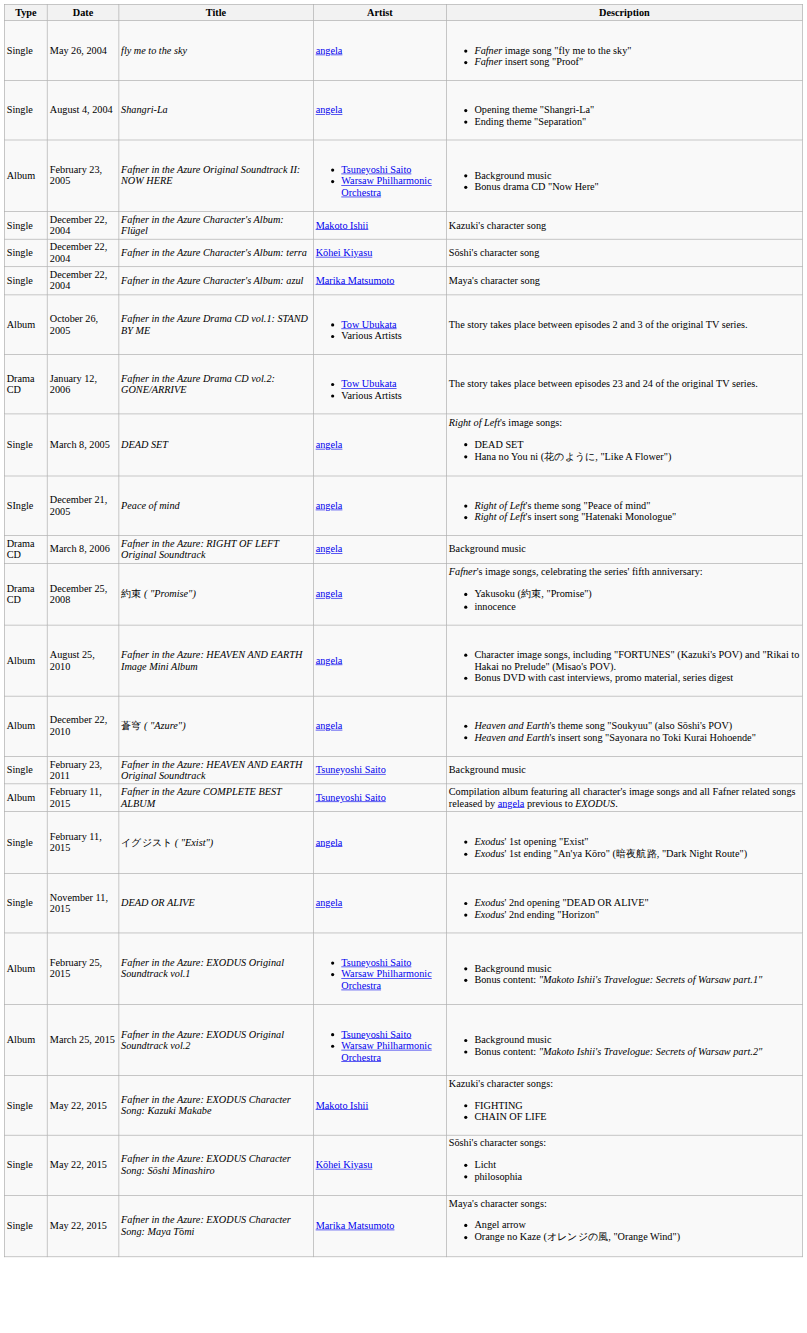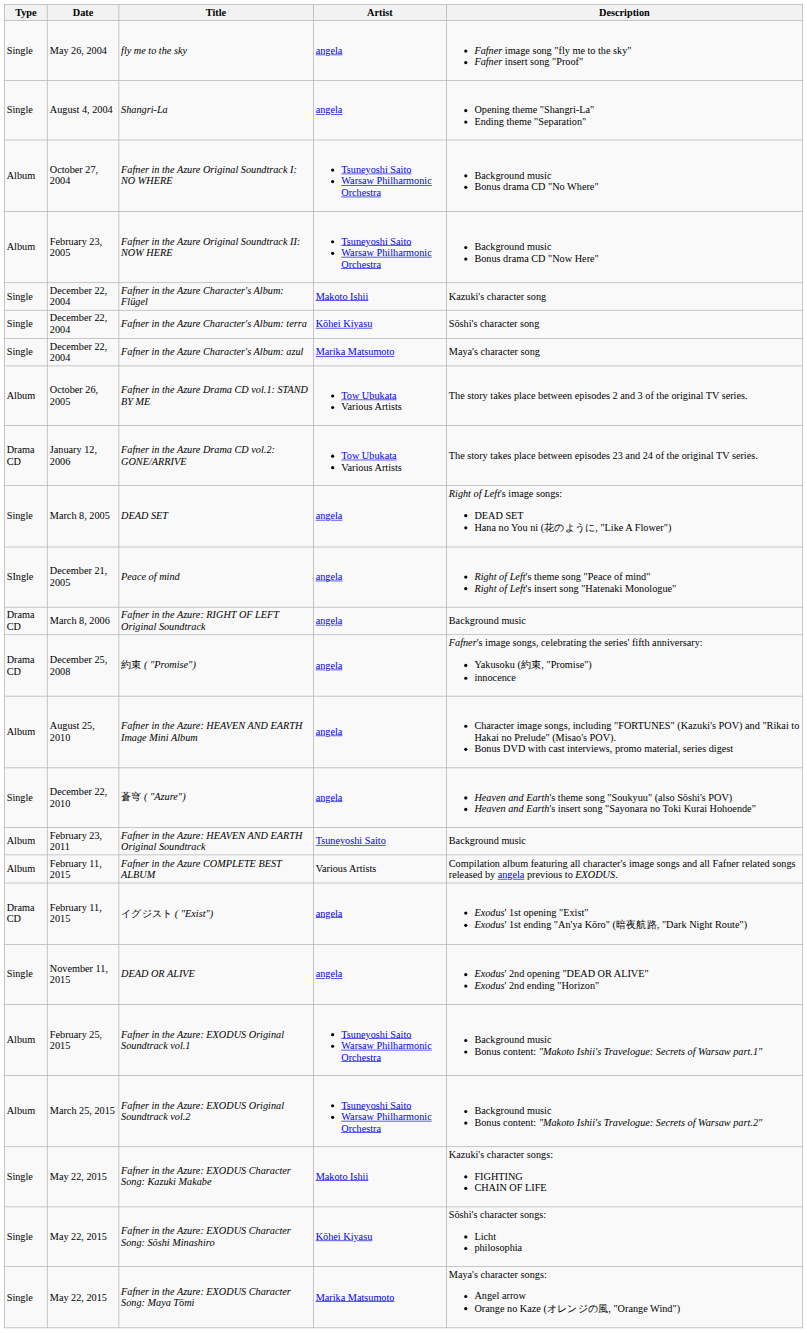+ row: (209, 175)
(21, 726) Album -> (20, 797) Single
(20, 770) Single -> (21, 841) Album
(351, 797) Tsuneyoshi Saito -> (346, 869) Various Artists
(20, 842) Single -> (21, 913) Drama CD
